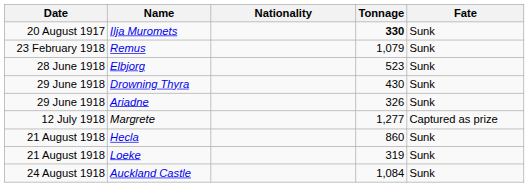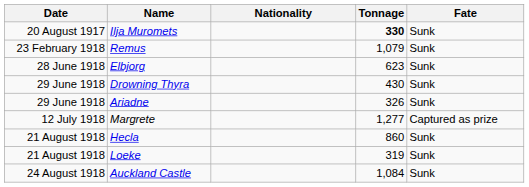(395, 66) 523 -> (395, 66) 623
